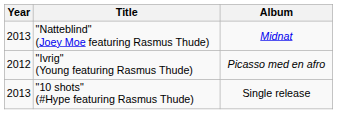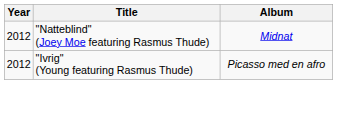(19, 36) 2013 -> (19, 36) 2012
- row: (115, 94)
